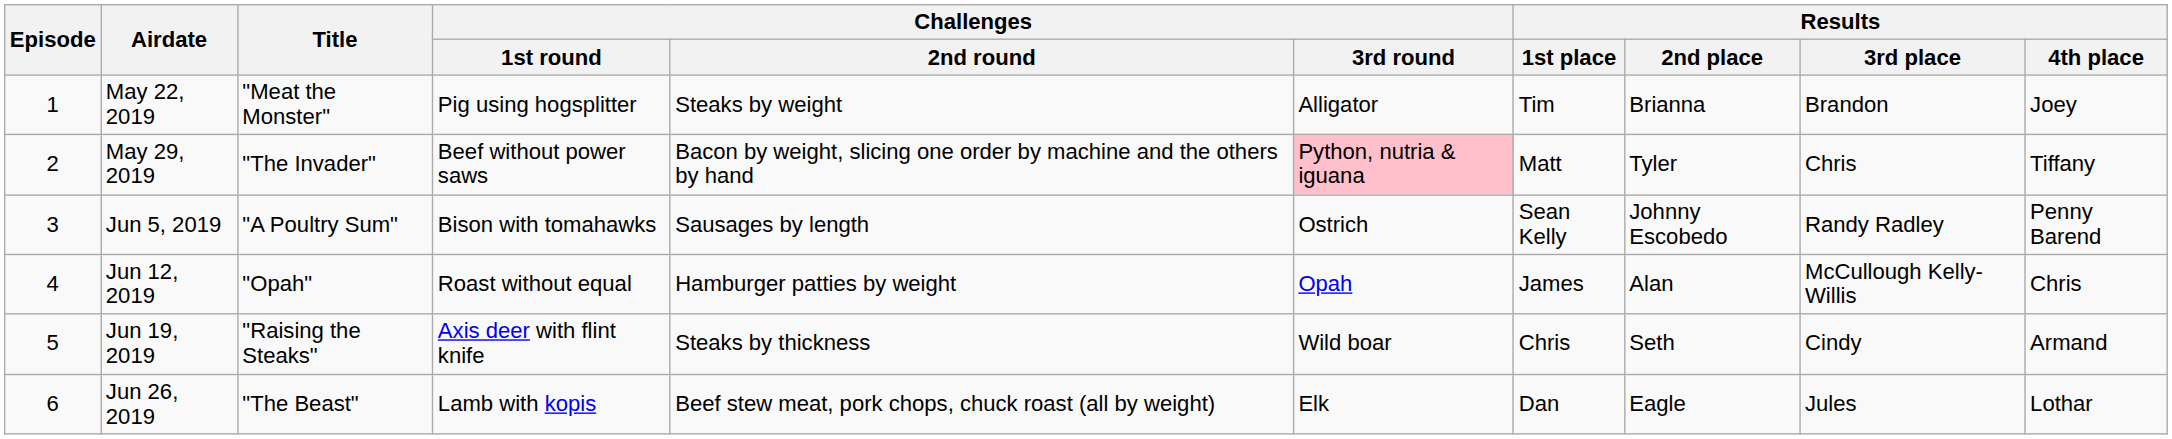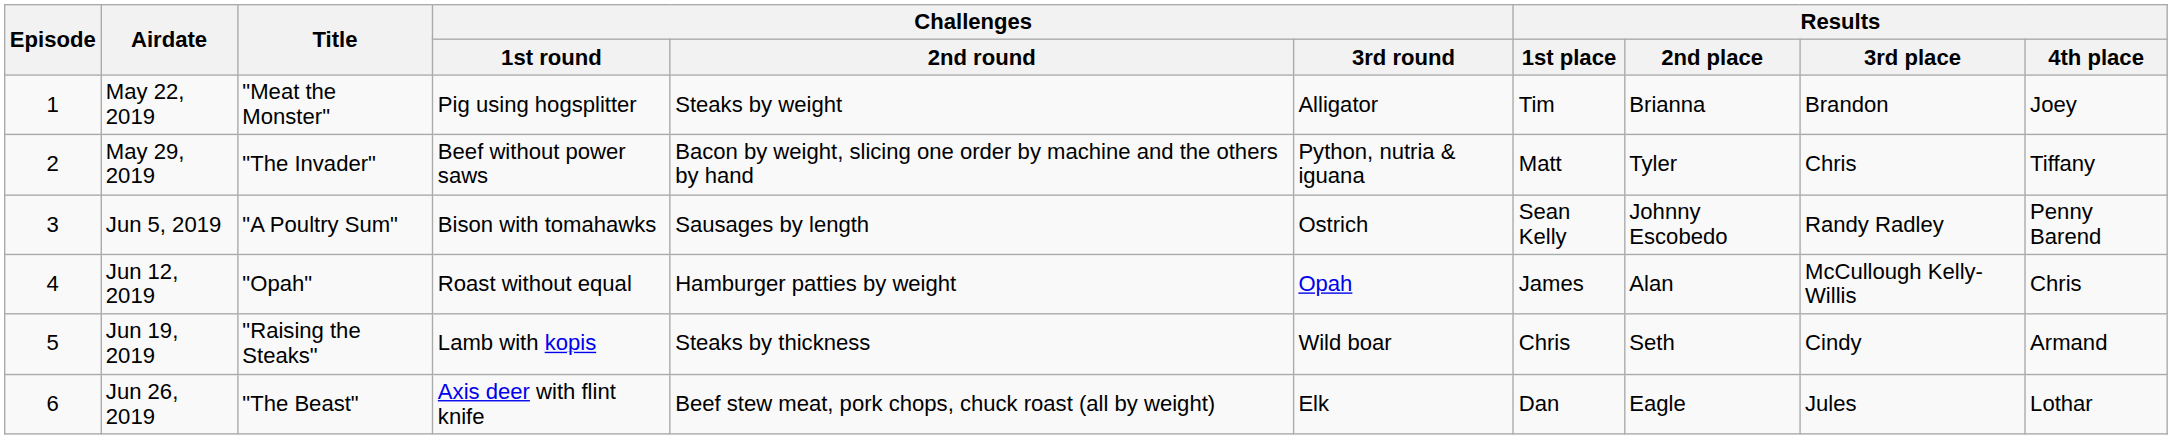(1377, 164) pink background -> (1377, 164) no background
(527, 343) Axis deer with flint knife -> (517, 343) Lamb with kopis
(517, 403) Lamb with kopis -> (527, 403) Axis deer with flint knife
